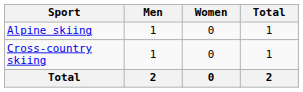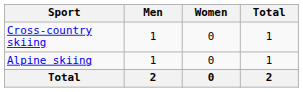rows swapped: (50, 31) <-> (50, 55)
